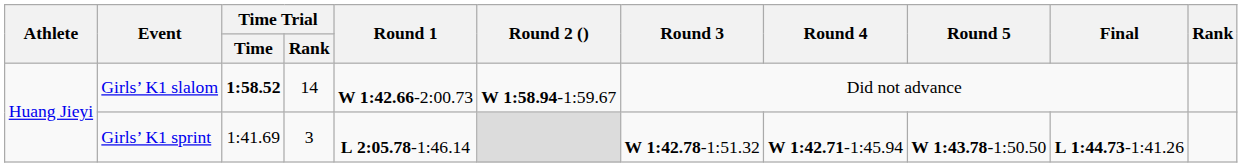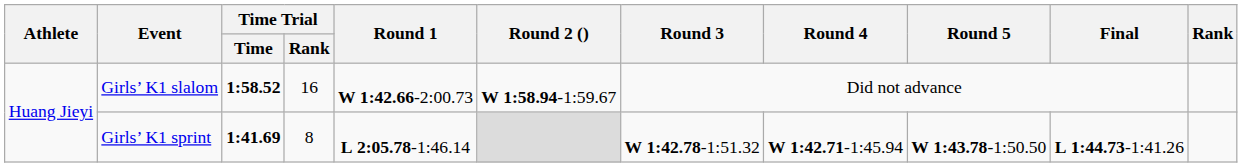(309, 87) 14 -> (309, 87) 16
(253, 137) normal -> (253, 137) bold
(309, 137) 3 -> (309, 137) 8
